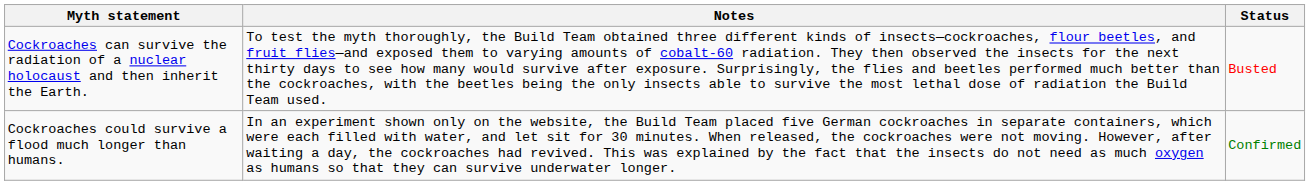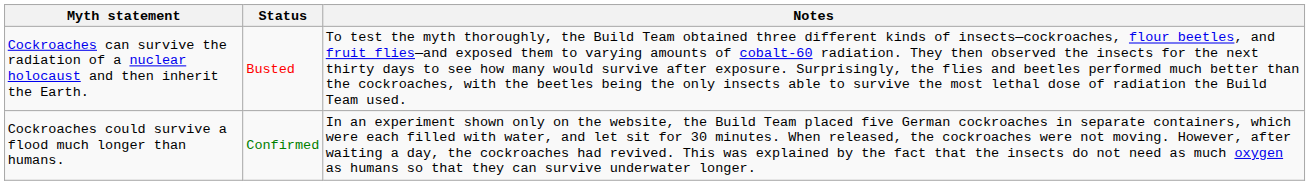columns swapped: (1265, 16) <-> (734, 16)
